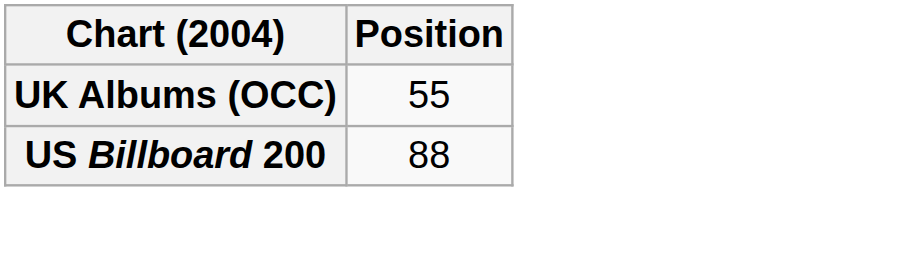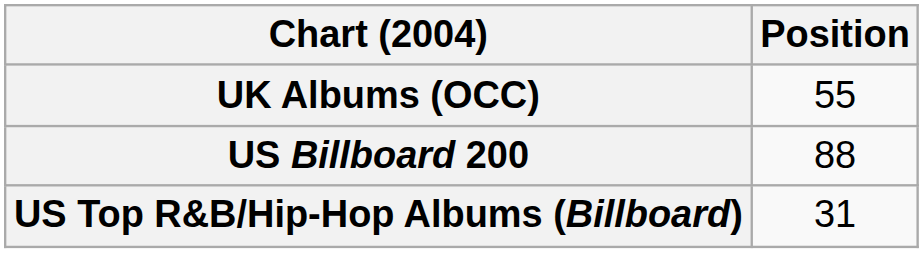+ row: (378, 214)
